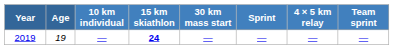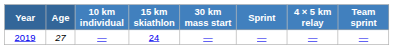(60, 37) 19 -> (60, 37) 27
(154, 37) bold -> (154, 37) normal
